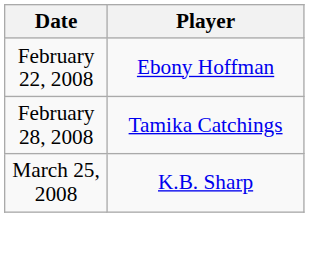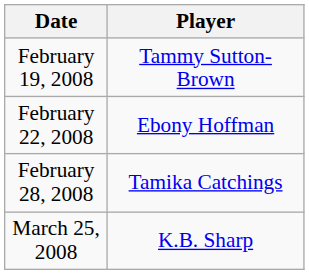+ row: (56, 67)
